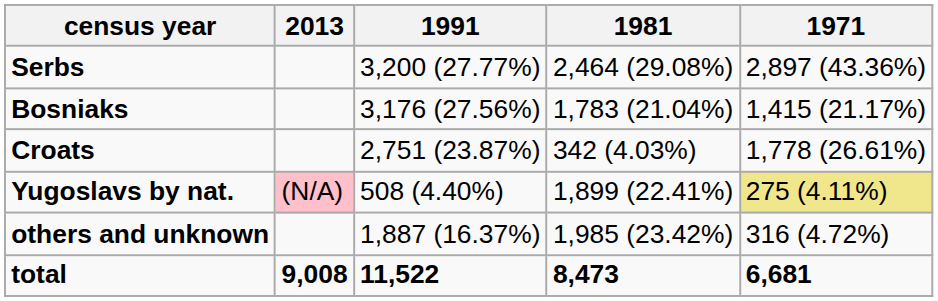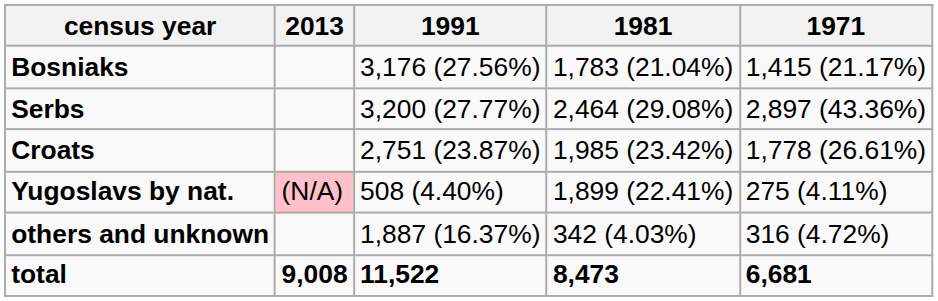rows swapped: (48, 67) <-> (70, 109)
(625, 150) 342 (4.03%) -> (643, 150) 1,985 (23.42%)
(817, 192) khaki background -> (817, 192) no background
(643, 233) 1,985 (23.42%) -> (625, 233) 342 (4.03%)
